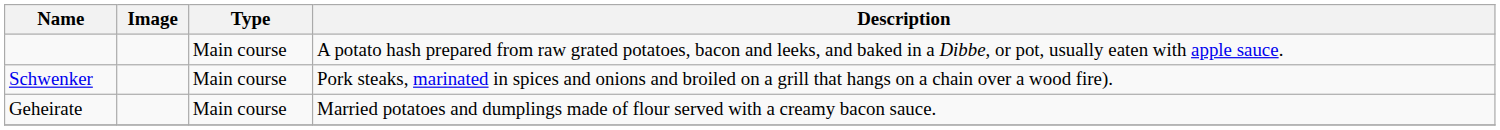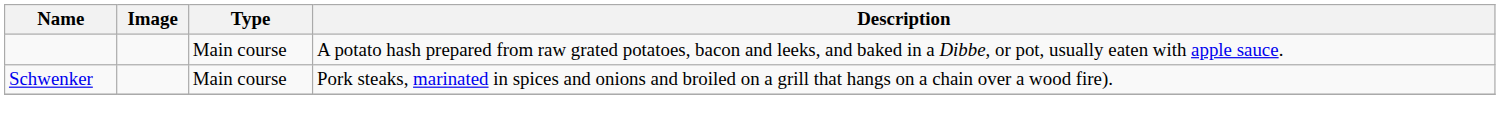- row: (46, 109)
